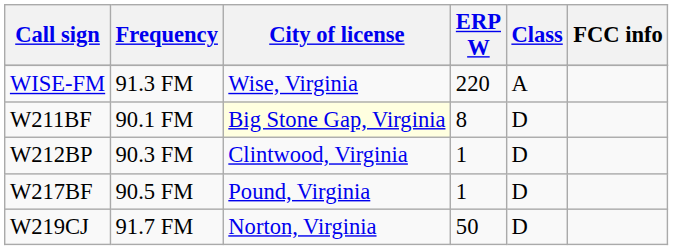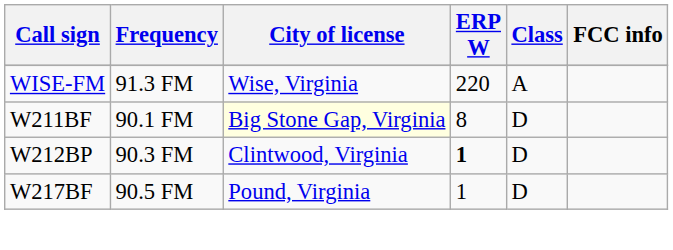(462, 155) normal -> (462, 155) bold
- row: (49, 226)
